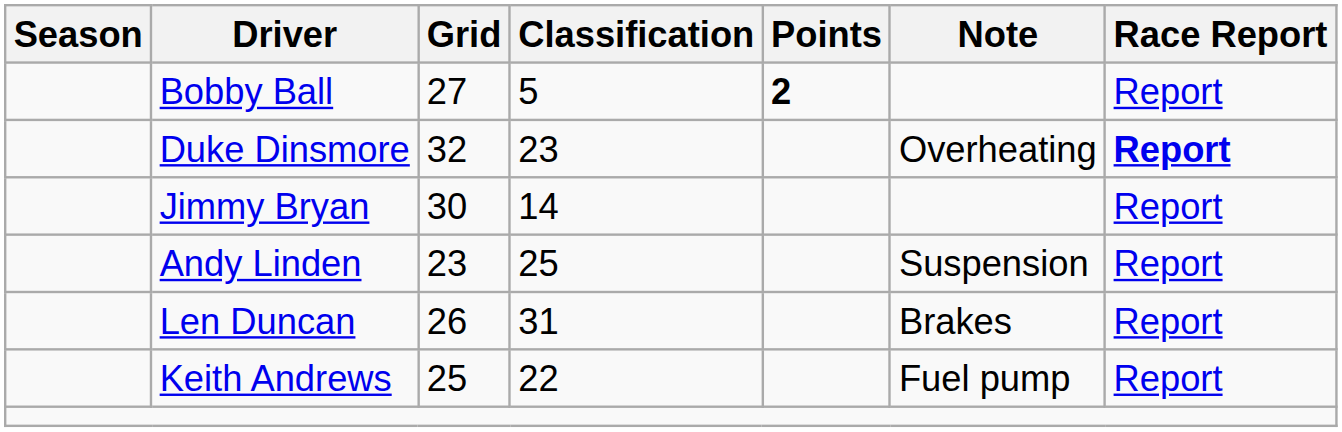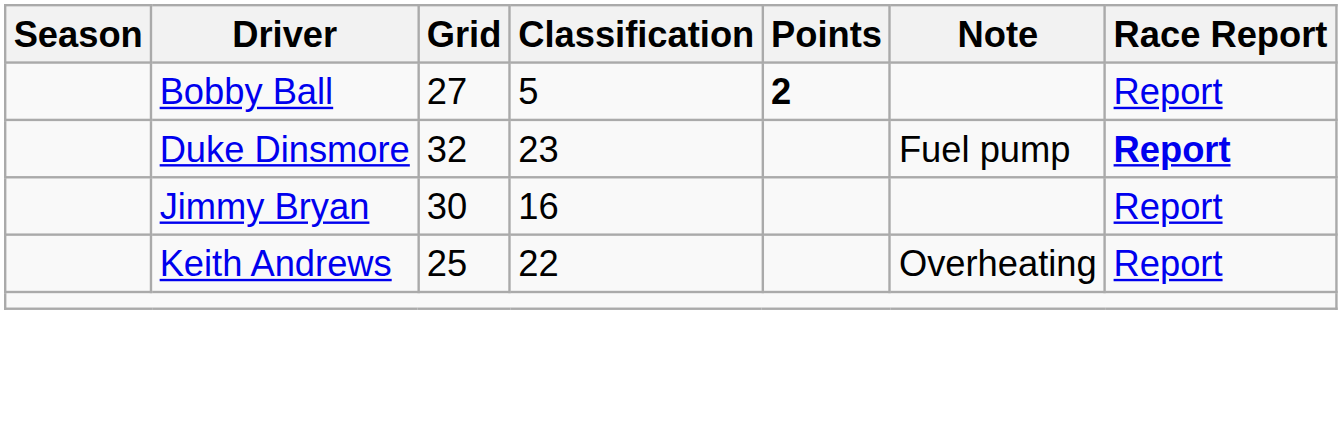(998, 149) Overheating -> (985, 149) Fuel pump
(538, 207) 14 -> (538, 207) 16
- row: (261, 264)
- row: (258, 322)
(985, 379) Fuel pump -> (998, 264) Overheating
